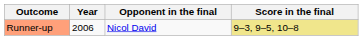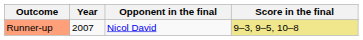(83, 27) 2006 -> (83, 27) 2007
